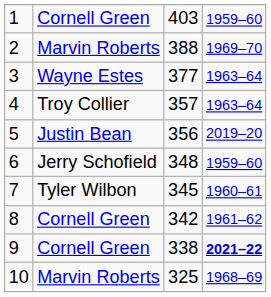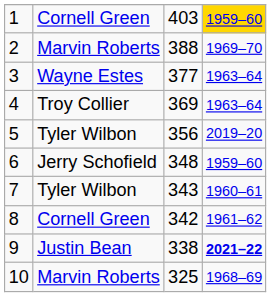(234, 19) no background -> (234, 19) gold background
(183, 104) 357 -> (183, 104) 369
(84, 133) Justin Bean -> (87, 133) Tyler Wilbon
(183, 190) 345 -> (183, 190) 343
(93, 248) Cornell Green -> (84, 248) Justin Bean
